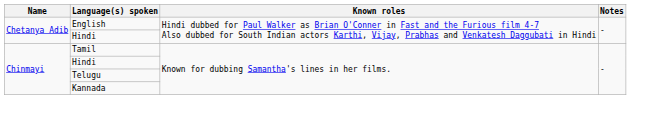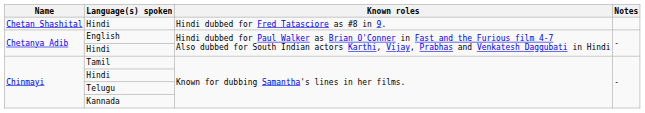+ row: (44, 24)
